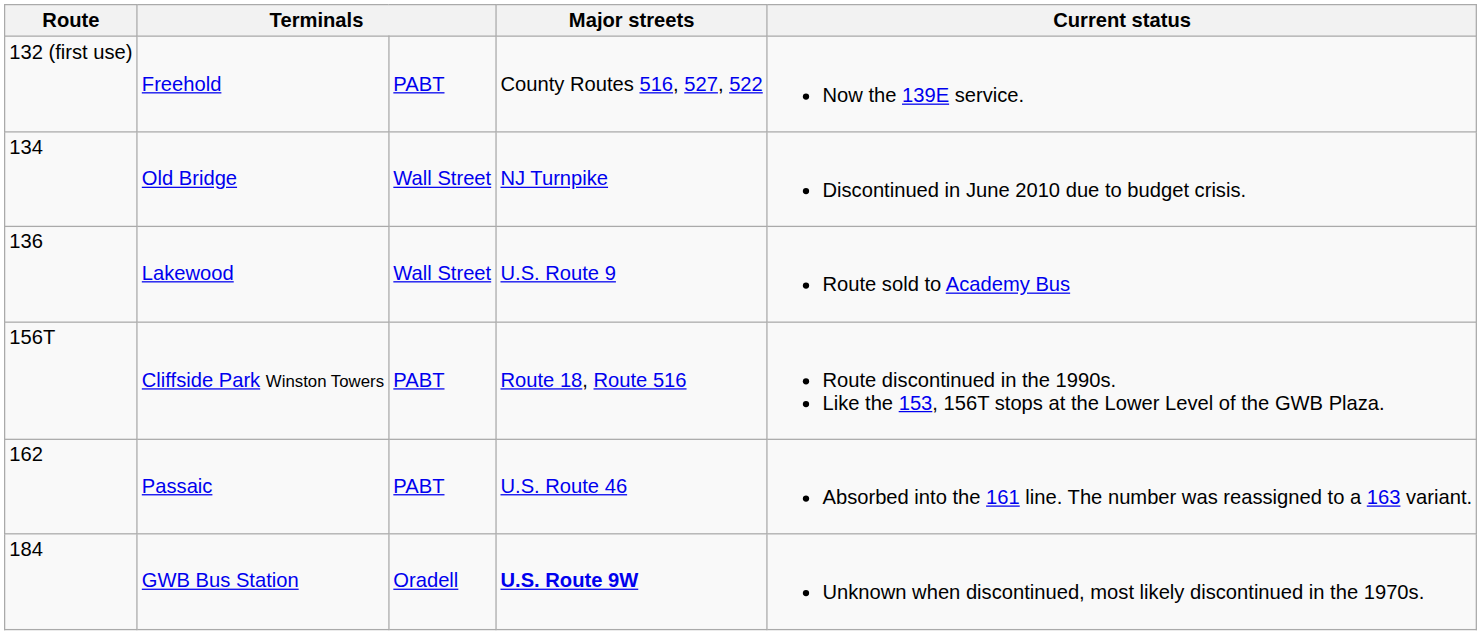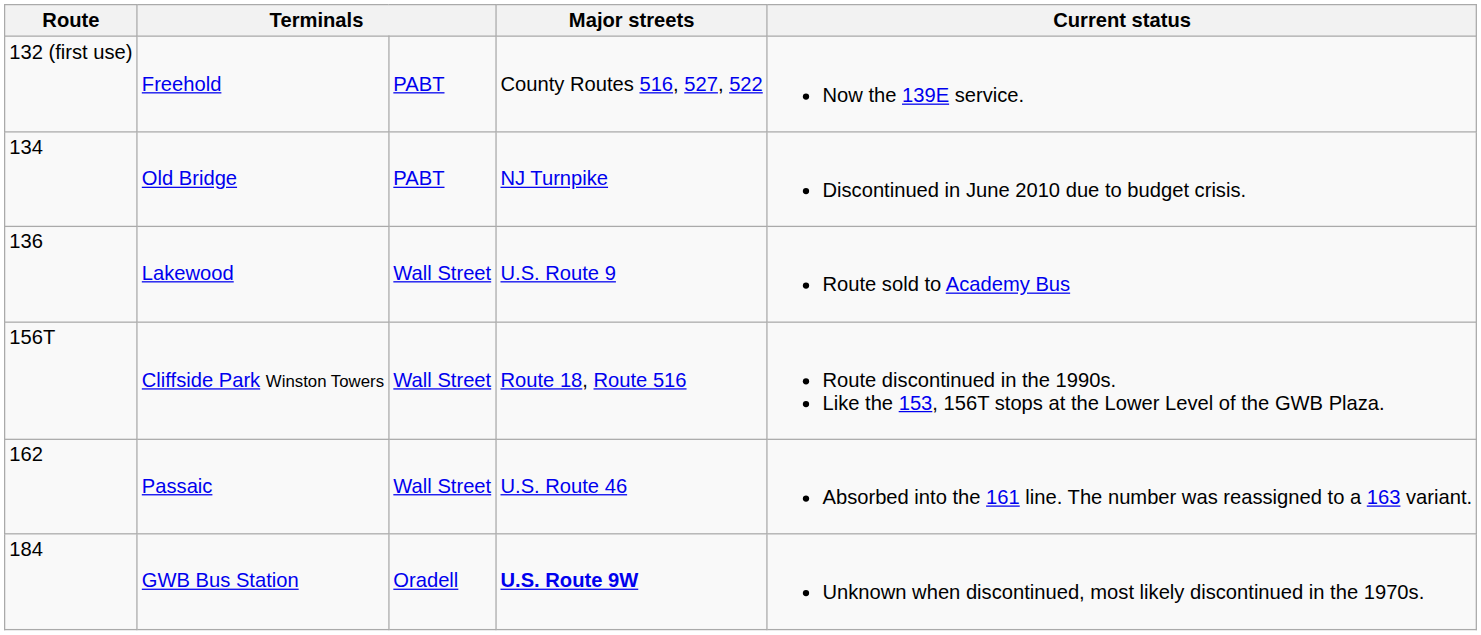(442, 178) Wall Street -> (419, 178) PABT
(419, 380) PABT -> (442, 380) Wall Street
(419, 486) PABT -> (442, 486) Wall Street
